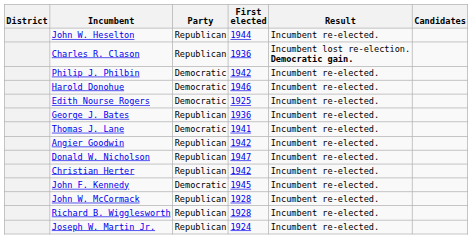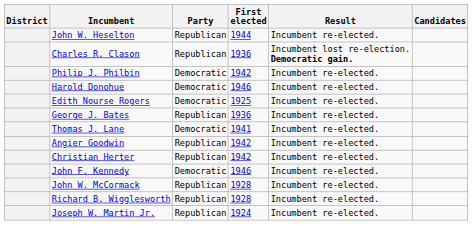- row: (101, 157)
(241, 185) 1945 -> (241, 171) 1946
